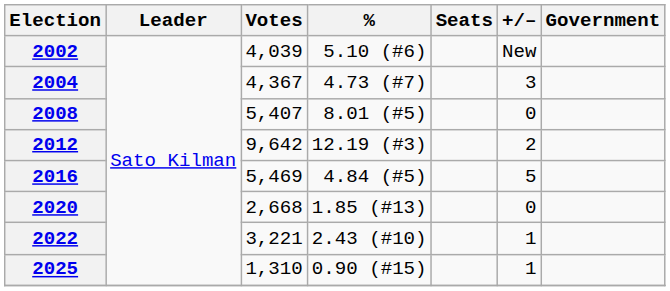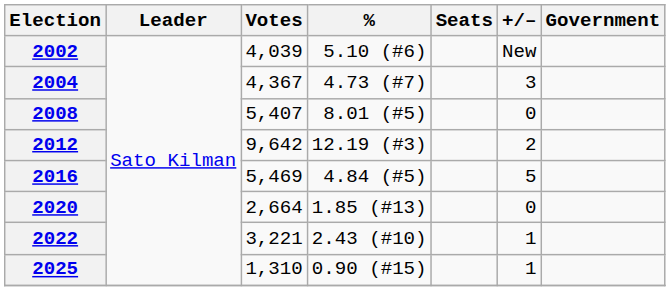(274, 207) 2,668 -> (274, 207) 2,664
